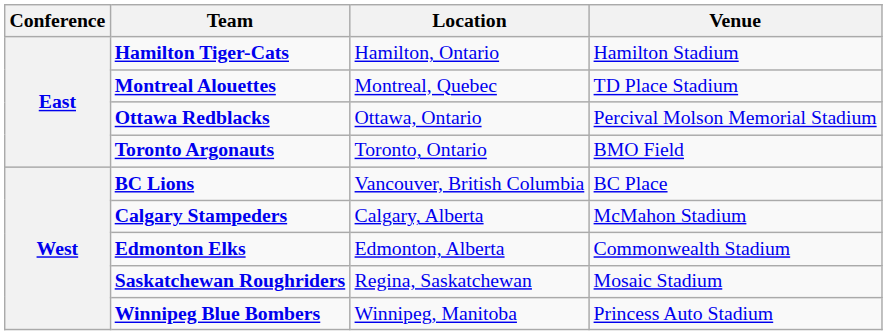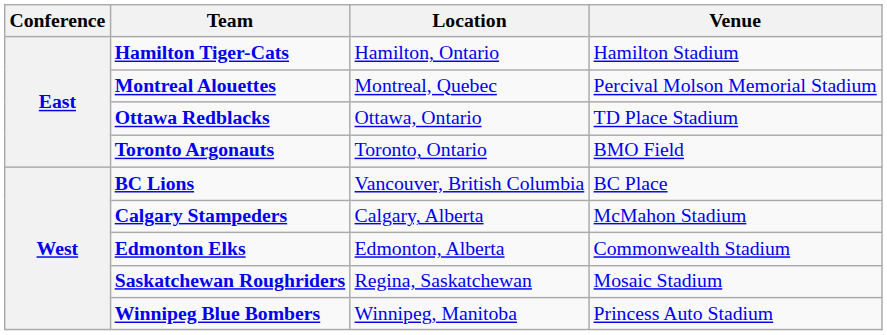(666, 85) TD Place Stadium -> (735, 85) Percival Molson Memorial Stadium
(735, 117) Percival Molson Memorial Stadium -> (666, 117) TD Place Stadium
